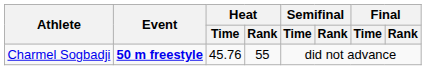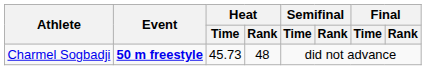(225, 55) 45.76 -> (225, 55) 45.73
(262, 55) 55 -> (262, 55) 48
